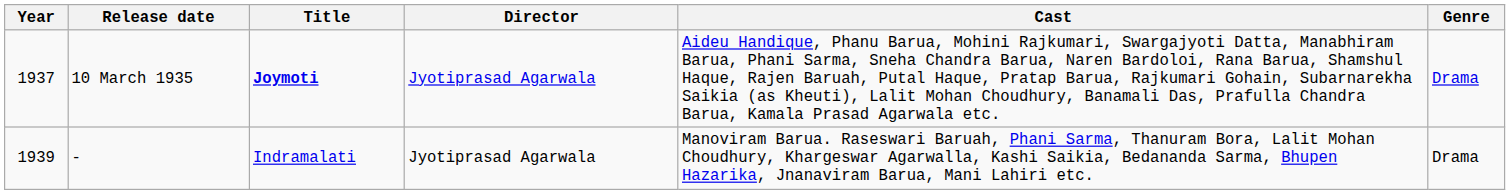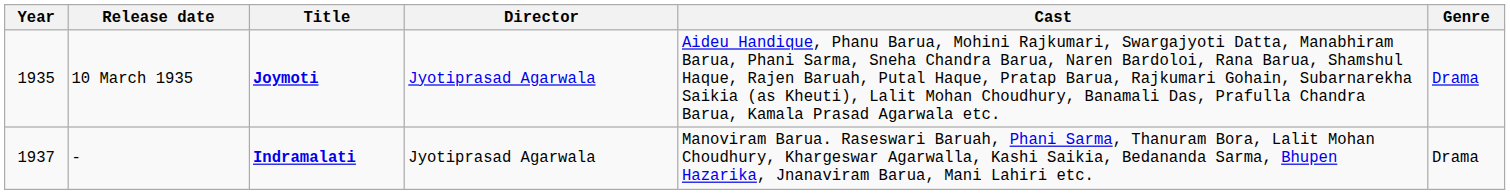(36, 79) 1937 -> (36, 79) 1935
(36, 158) 1939 -> (36, 158) 1937
(304, 158) normal -> (304, 158) bold
